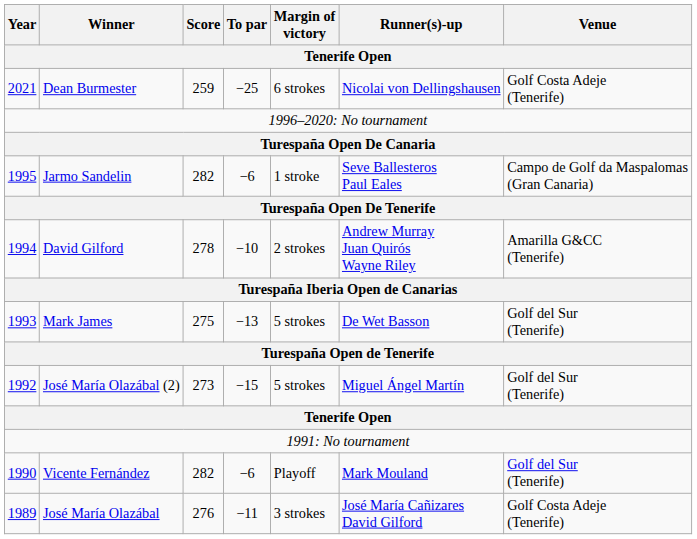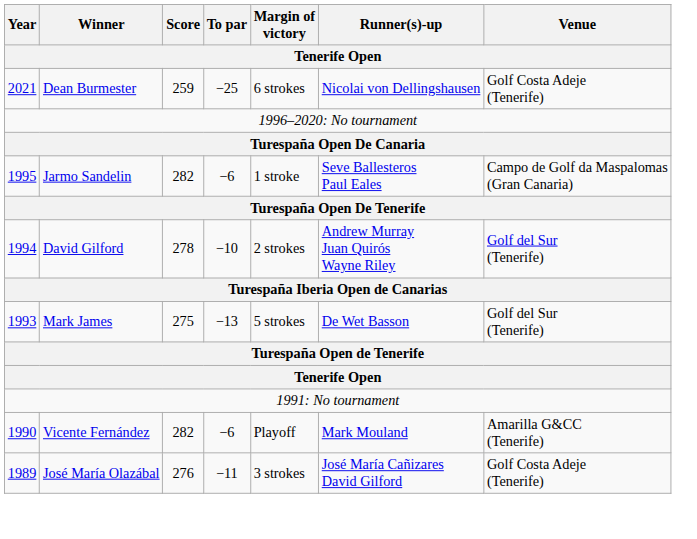(555, 249) Amarilla G&CC (Tenerife) -> (522, 249) Golf del Sur (Tenerife)
- row: (111, 385)
(542, 473) Golf del Sur (Tenerife) -> (534, 432) Amarilla G&CC (Tenerife)
